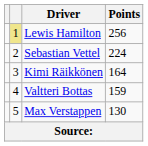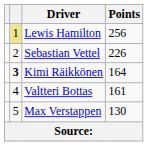(117, 52) 224 -> (117, 52) 226
(16, 72) normal -> (16, 72) bold
(117, 91) 159 -> (117, 91) 161
